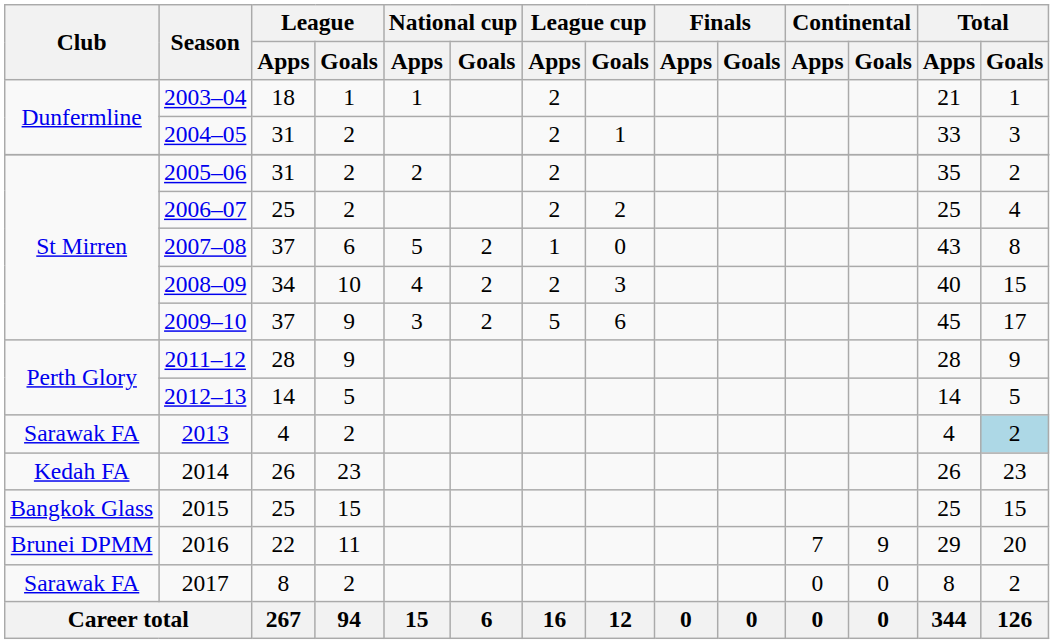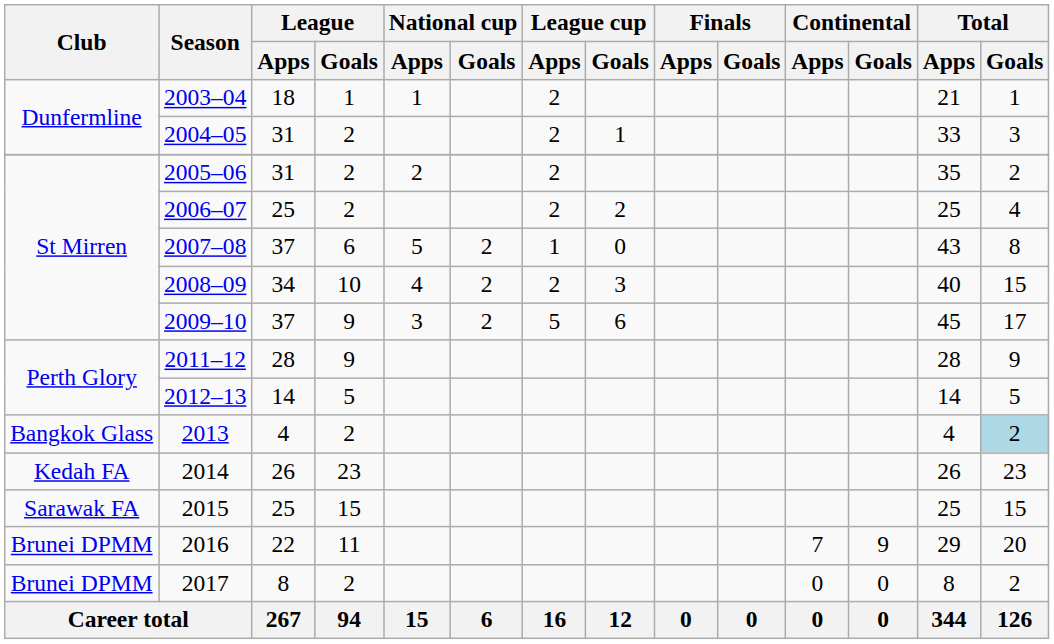(82, 433) Sarawak FA -> (82, 433) Bangkok Glass
(82, 508) Bangkok Glass -> (82, 508) Sarawak FA
(82, 582) Sarawak FA -> (82, 582) Brunei DPMM
